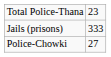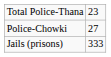rows swapped: (37, 44) <-> (35, 28)
